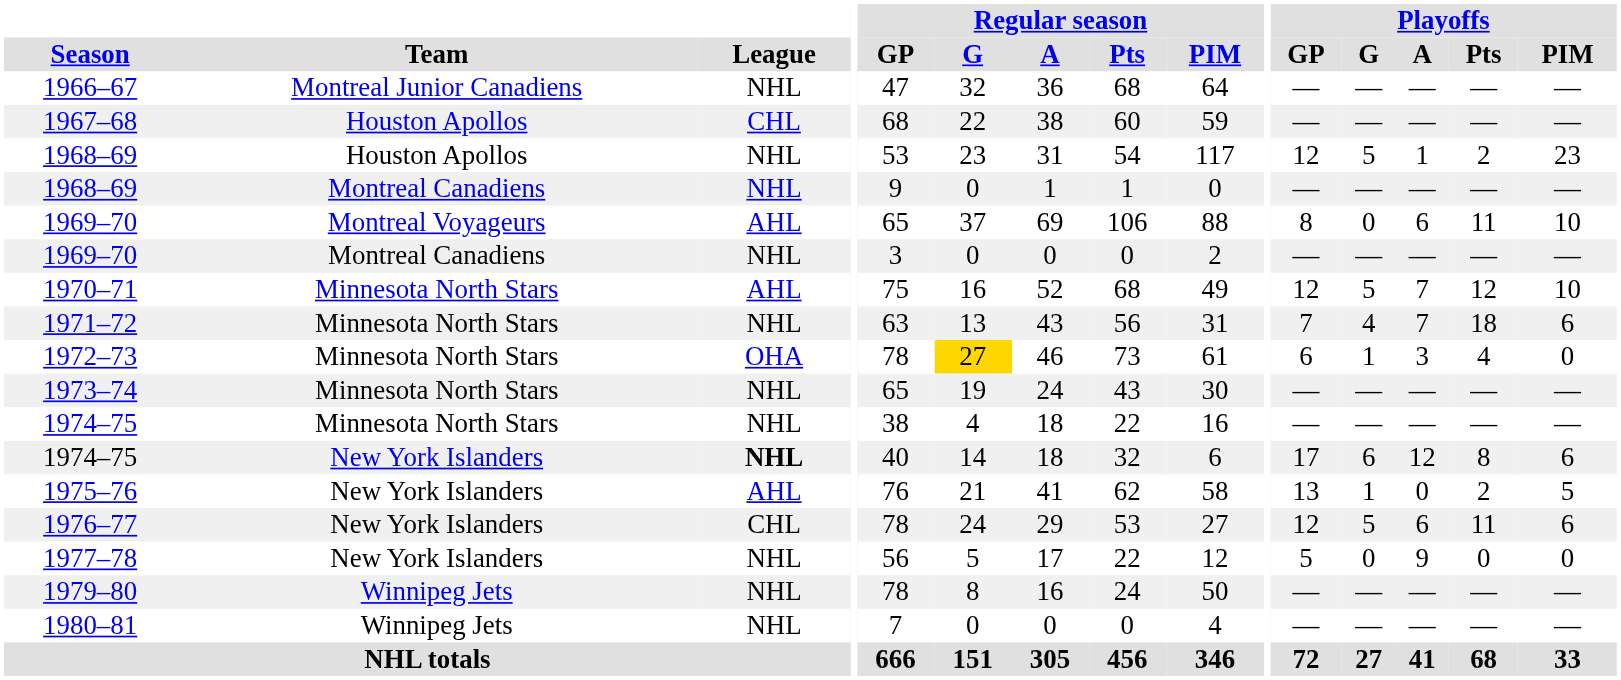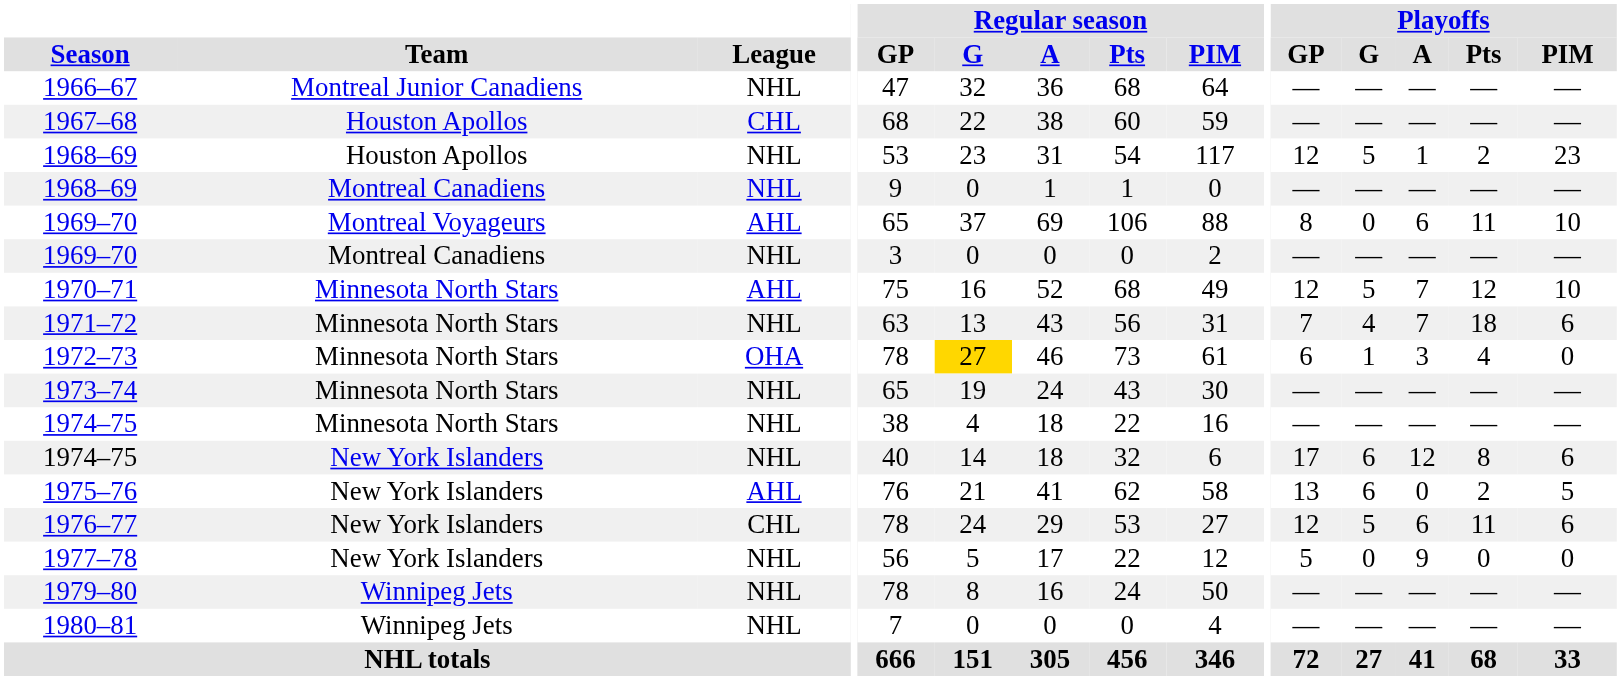(774, 457) bold -> (774, 457) normal
(1369, 490) 1 -> (1369, 490) 6
